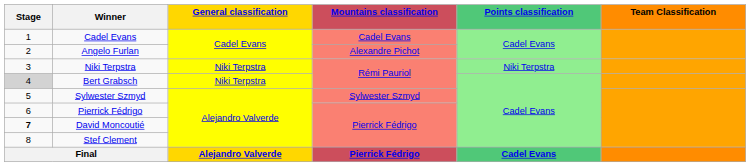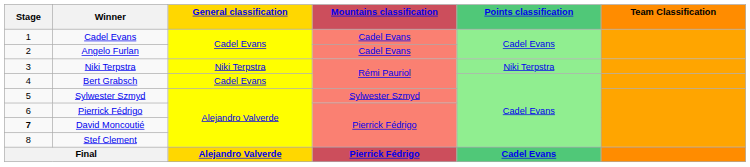(385, 52) Alexandre Pichot -> (385, 52) Cadel Evans
(28, 81) lightgrey background -> (28, 81) no background
(240, 81) Niki Terpstra -> (240, 81) Cadel Evans
